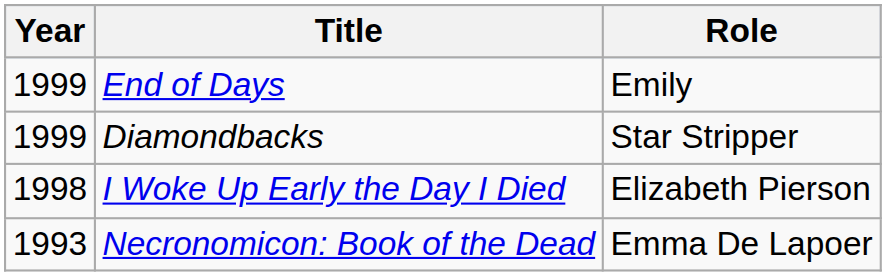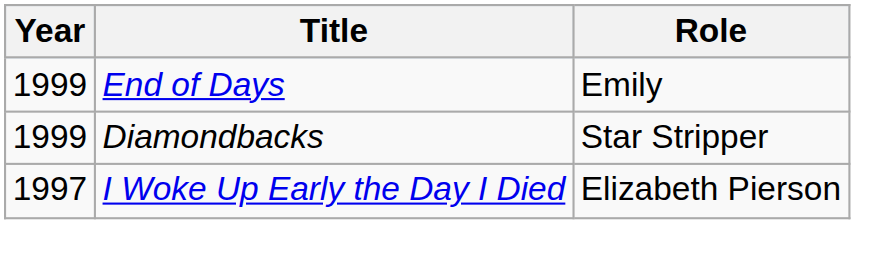(50, 190) 1998 -> (50, 190) 1997
- row: (349, 243)
